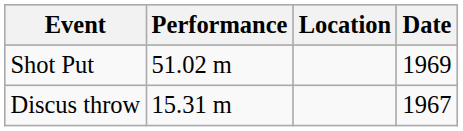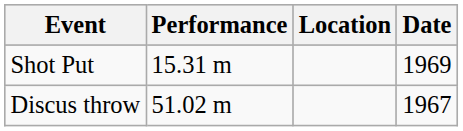(192, 65) 51.02 m -> (192, 65) 15.31 m
(192, 105) 15.31 m -> (192, 105) 51.02 m
